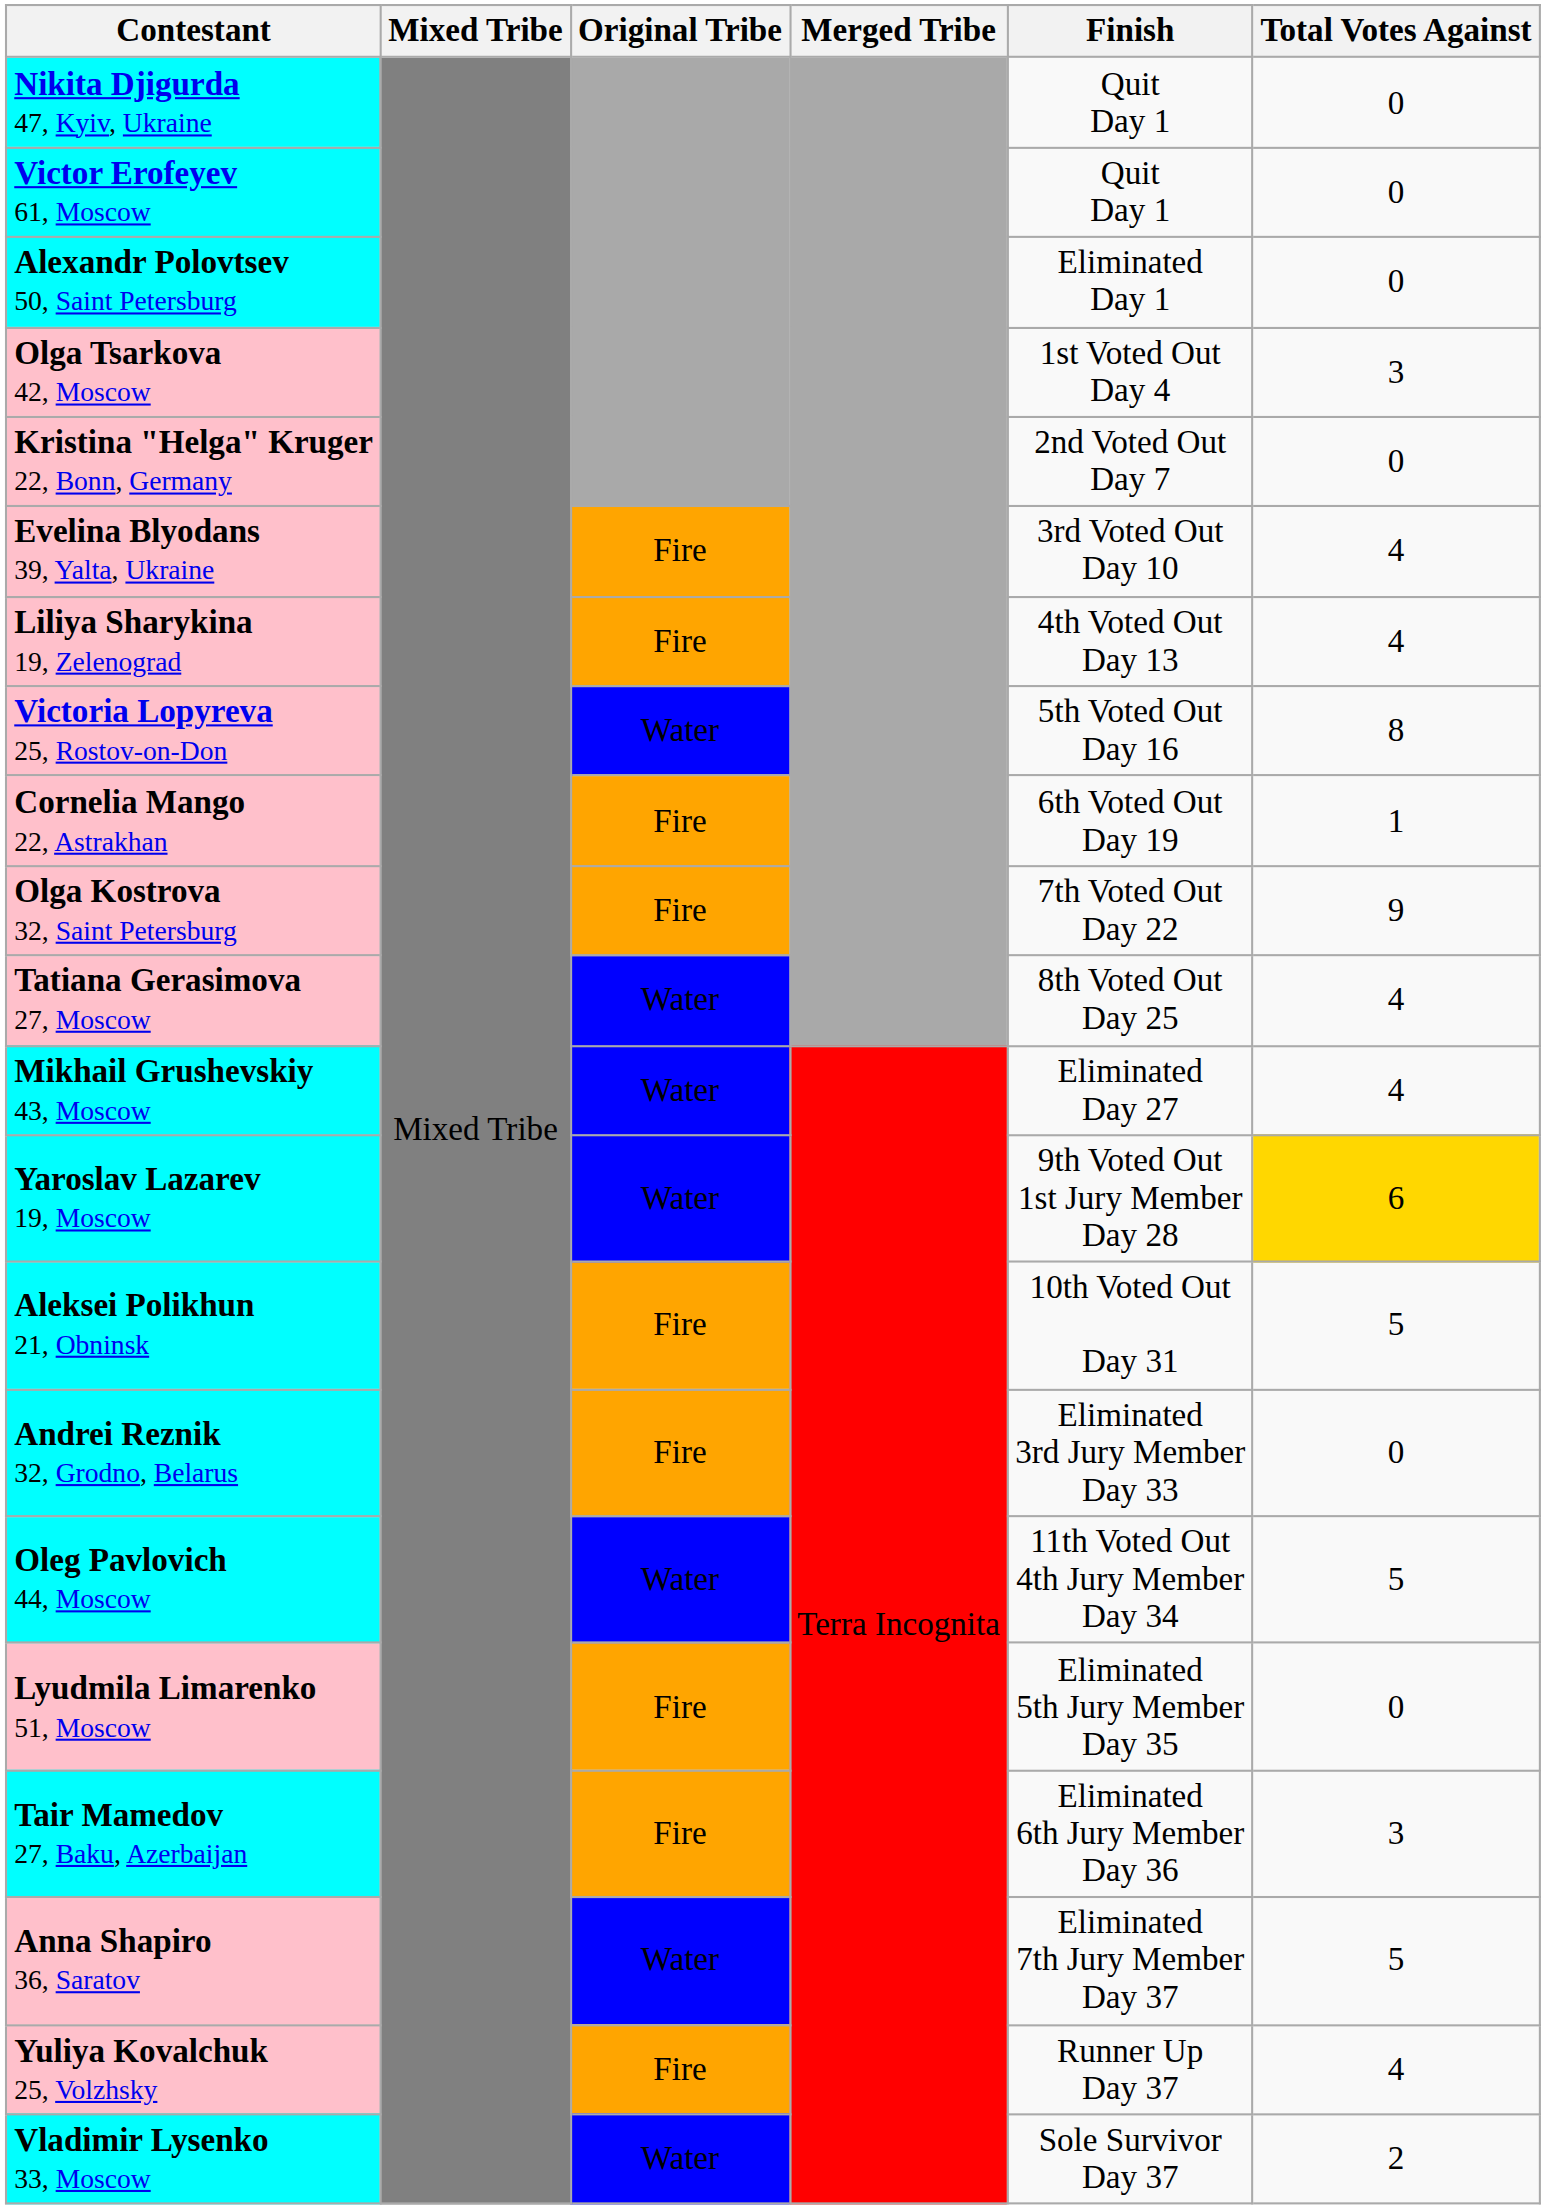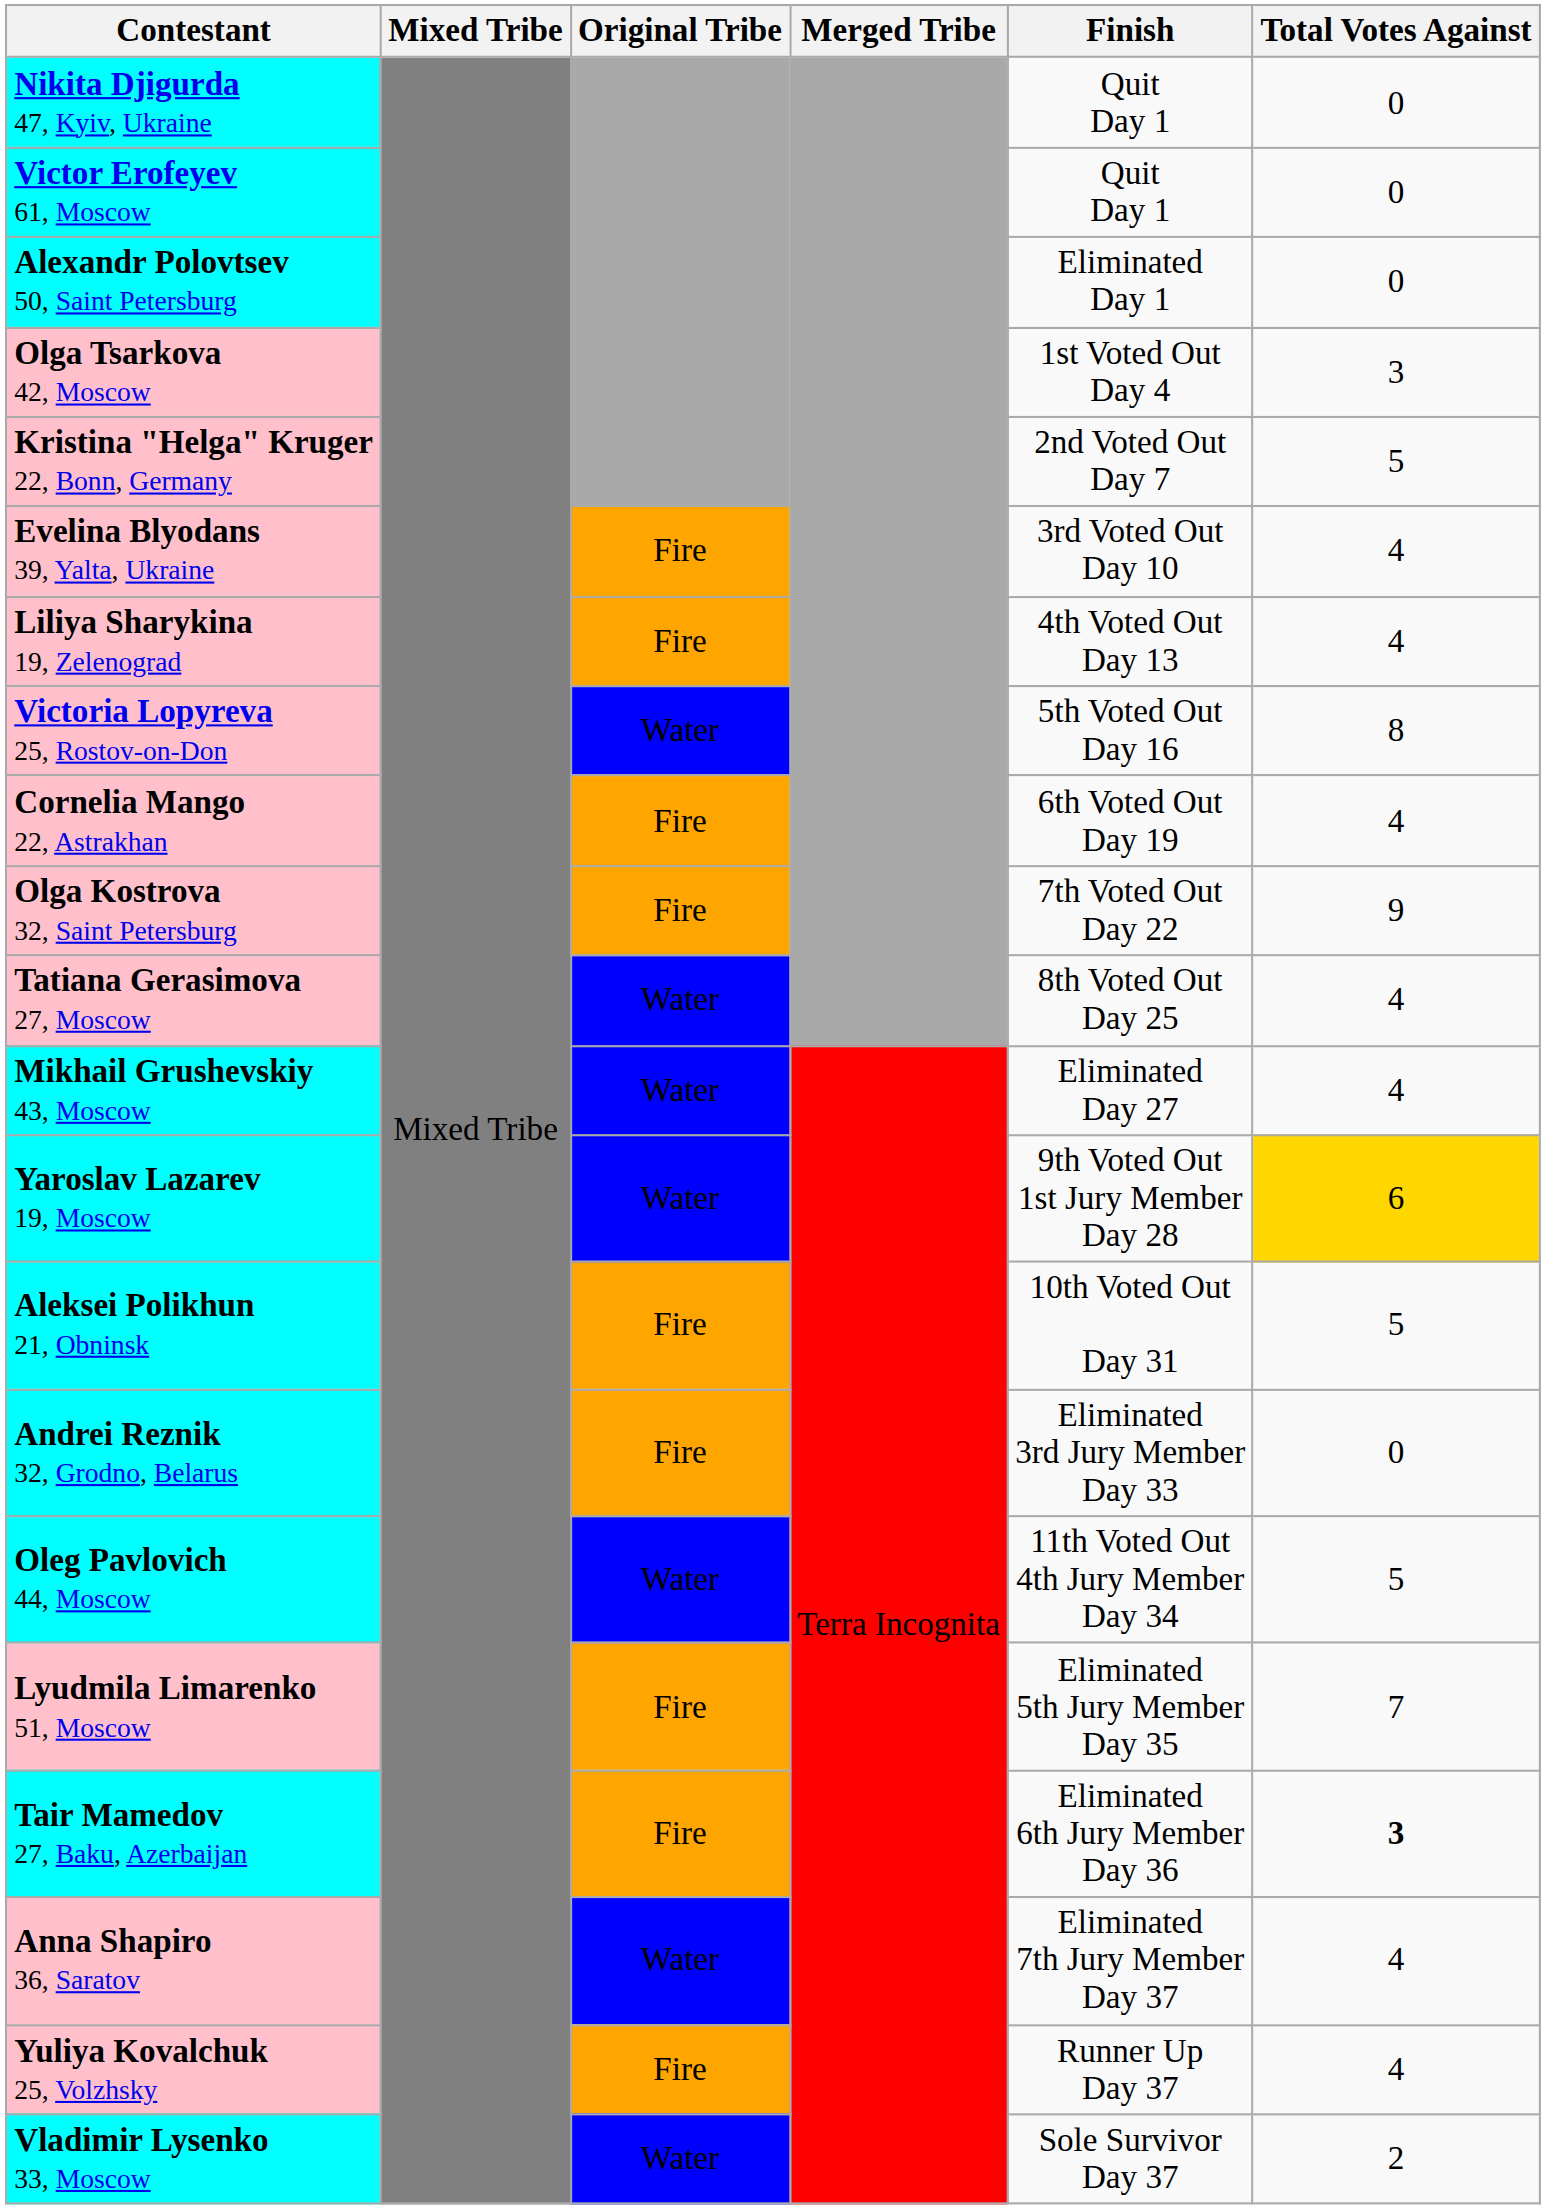(1396, 461) 0 -> (1396, 461) 5
(1396, 820) 1 -> (1396, 820) 4
(1396, 1706) 0 -> (1396, 1706) 7
(1396, 1833) normal -> (1396, 1833) bold
(1396, 1960) 5 -> (1396, 1960) 4
